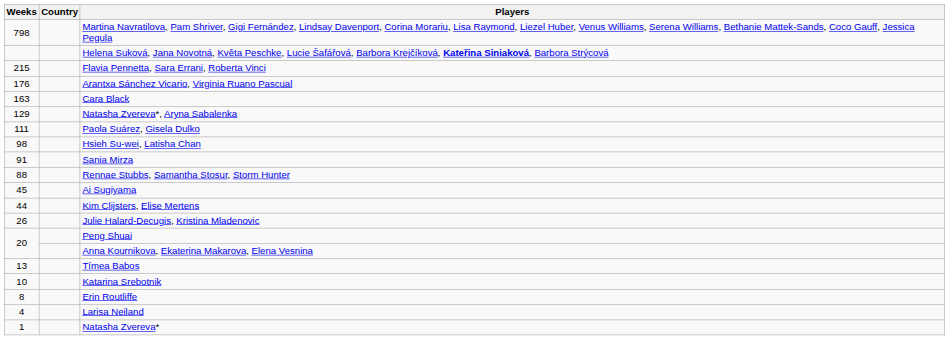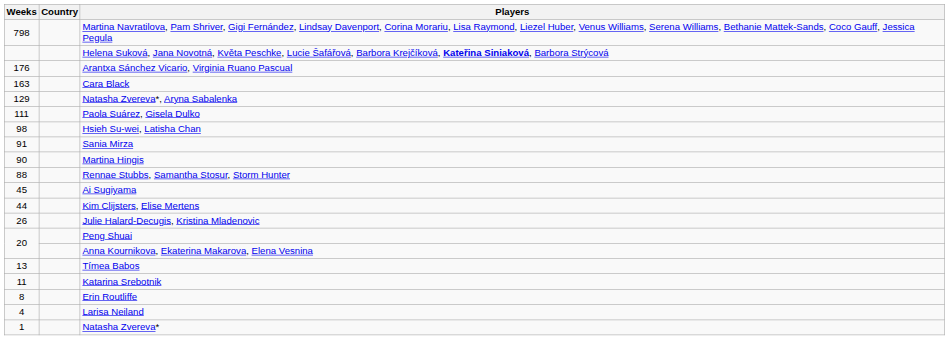- row: (174, 68)
+ row: (113, 159)
(22, 281) 10 -> (22, 281) 11
